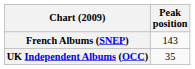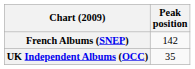(170, 40) 143 -> (170, 40) 142
